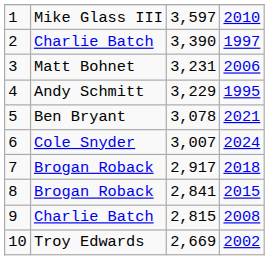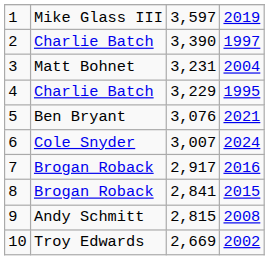(242, 17) 2010 -> (242, 17) 2019
(242, 67) 2006 -> (242, 67) 2004
(89, 92) Andy Schmitt -> (94, 92) Charlie Batch
(193, 117) 3,078 -> (193, 117) 3,076
(242, 167) 2018 -> (242, 167) 2016
(94, 217) Charlie Batch -> (89, 217) Andy Schmitt
